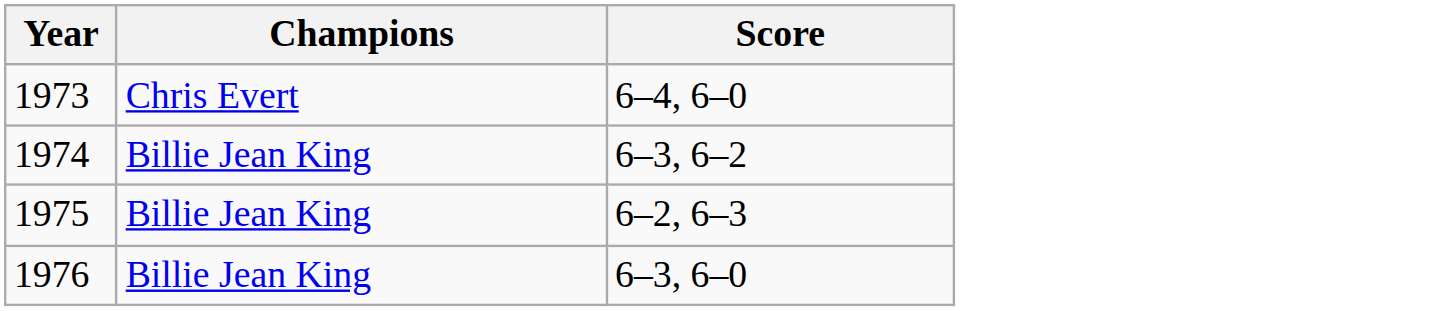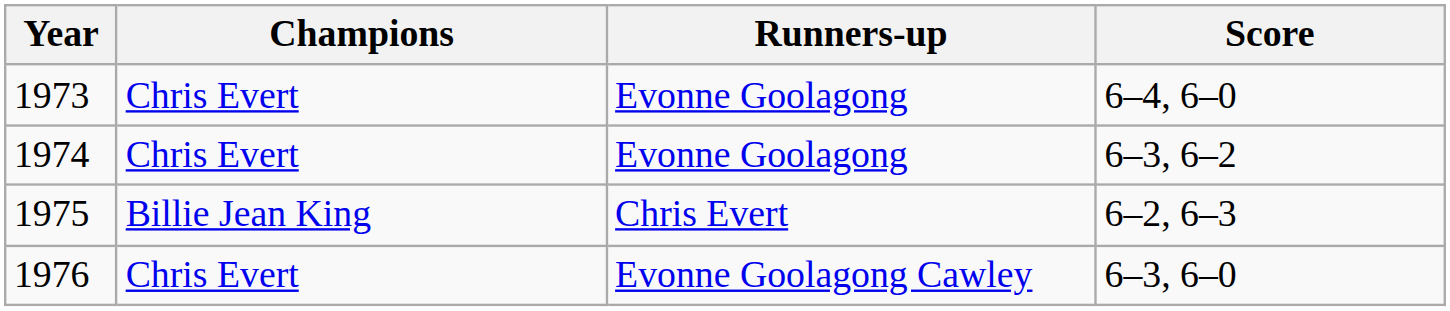+ column: (851, 34)
(248, 154) Billie Jean King -> (212, 154) Chris Evert
(248, 273) Billie Jean King -> (212, 273) Chris Evert
